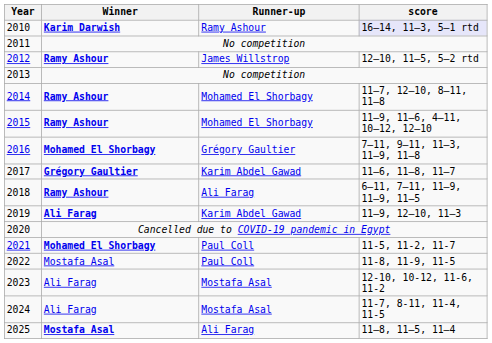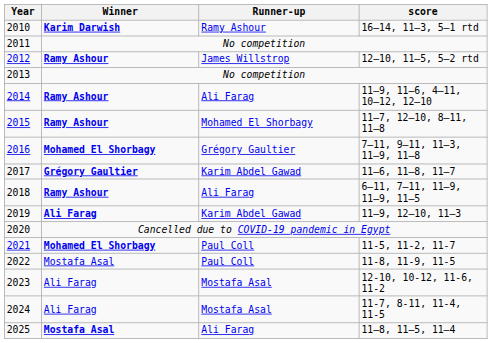(420, 28) lavender background -> (420, 28) no background
(257, 97) Mohamed El Shorbagy -> (228, 97) Ali Farag
(414, 97) 11–7, 12–10, 8–11, 11–8 -> (411, 97) 11–9, 11–6, 4–11, 10–12, 12–10
(411, 124) 11–9, 11–6, 4–11, 10–12, 12–10 -> (414, 124) 11–7, 12–10, 8–11, 11–8
